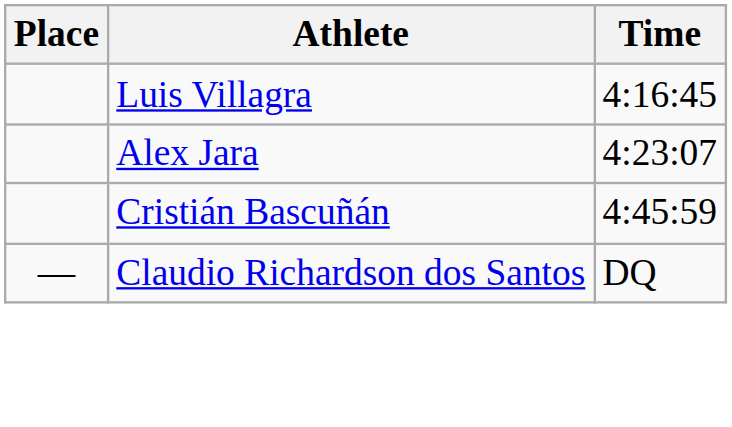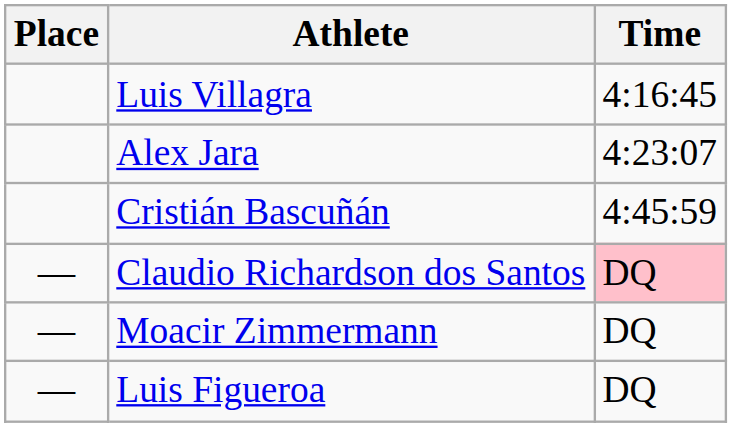(630, 271) no background -> (630, 271) pink background
+ row: (277, 331)
+ row: (221, 390)
